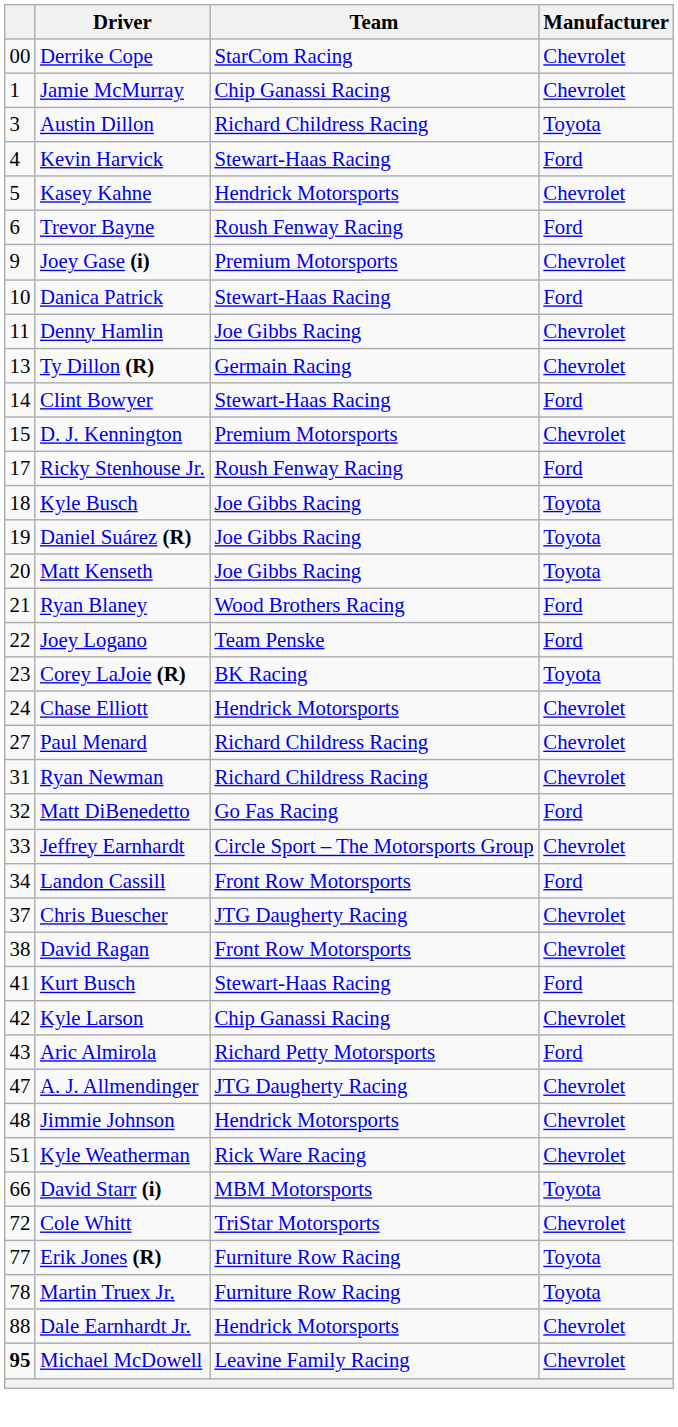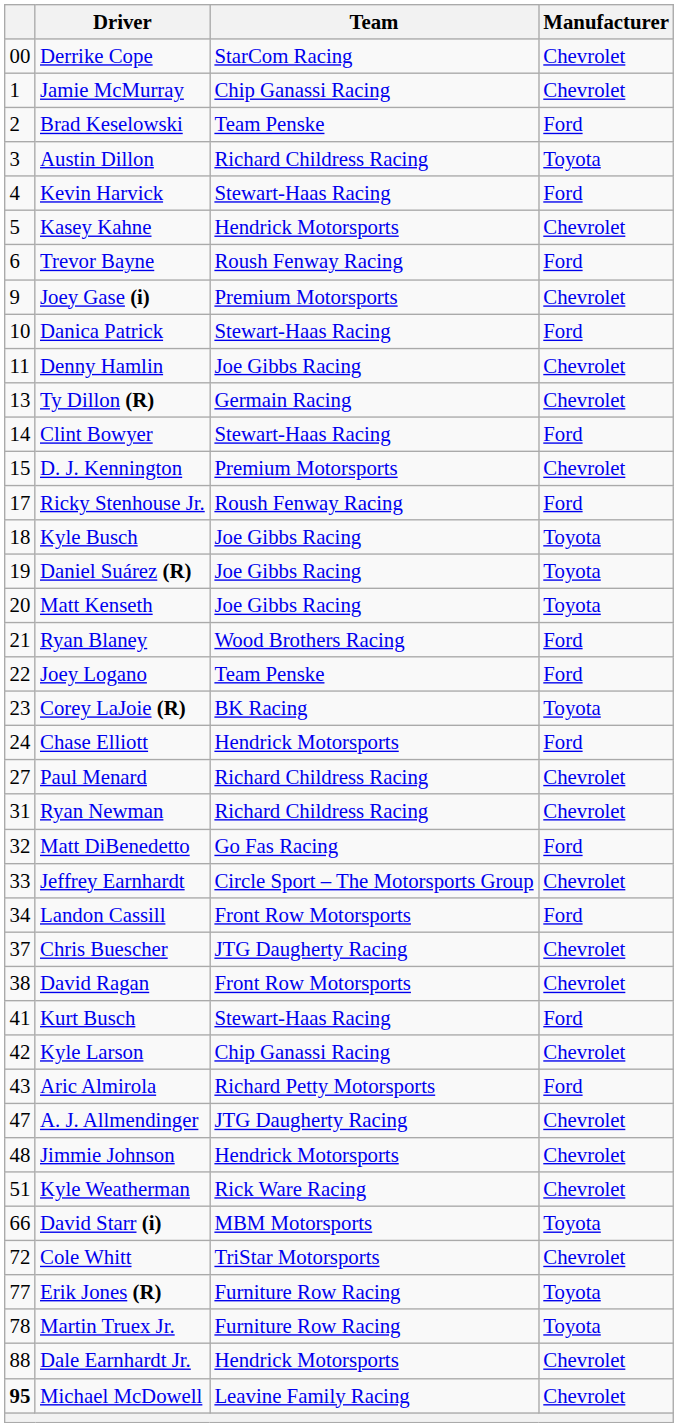+ row: (111, 124)
(584, 708) Chevrolet -> (563, 742) Ford
